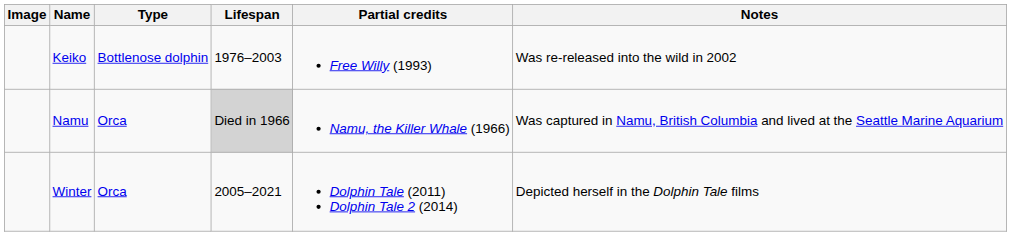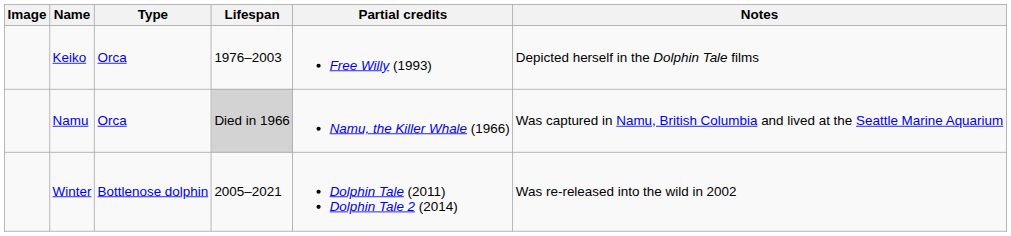(153, 57) Bottlenose dolphin -> (112, 57) Orca
(626, 57) Was re-released into the wild in 2002 -> (637, 57) Depicted herself in the Dolphin Tale films
(112, 191) Orca -> (153, 191) Bottlenose dolphin
(637, 191) Depicted herself in the Dolphin Tale films -> (626, 191) Was re-released into the wild in 2002
